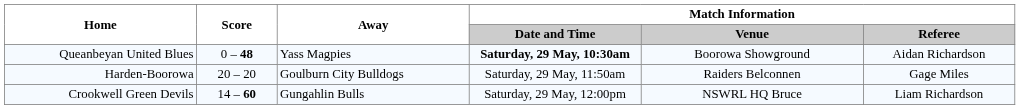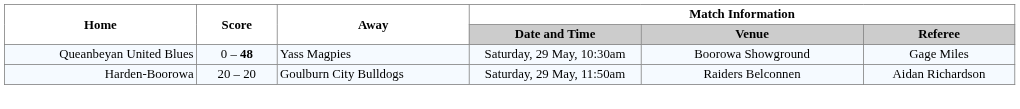(555, 54) bold -> (555, 54) normal
(939, 54) Aidan Richardson -> (939, 54) Gage Miles
(939, 74) Gage Miles -> (939, 74) Aidan Richardson
- row: (131, 94)
